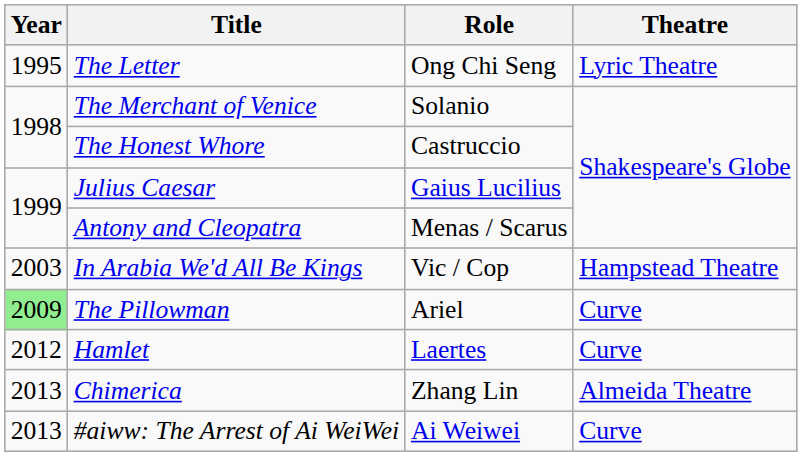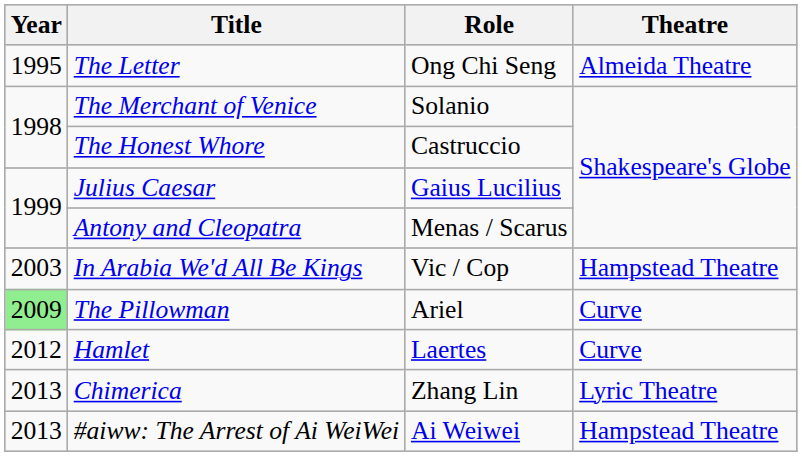(648, 65) Lyric Theatre -> (665, 65) Almeida Theatre
(665, 390) Almeida Theatre -> (648, 390) Lyric Theatre
(610, 430) Curve -> (679, 430) Hampstead Theatre
